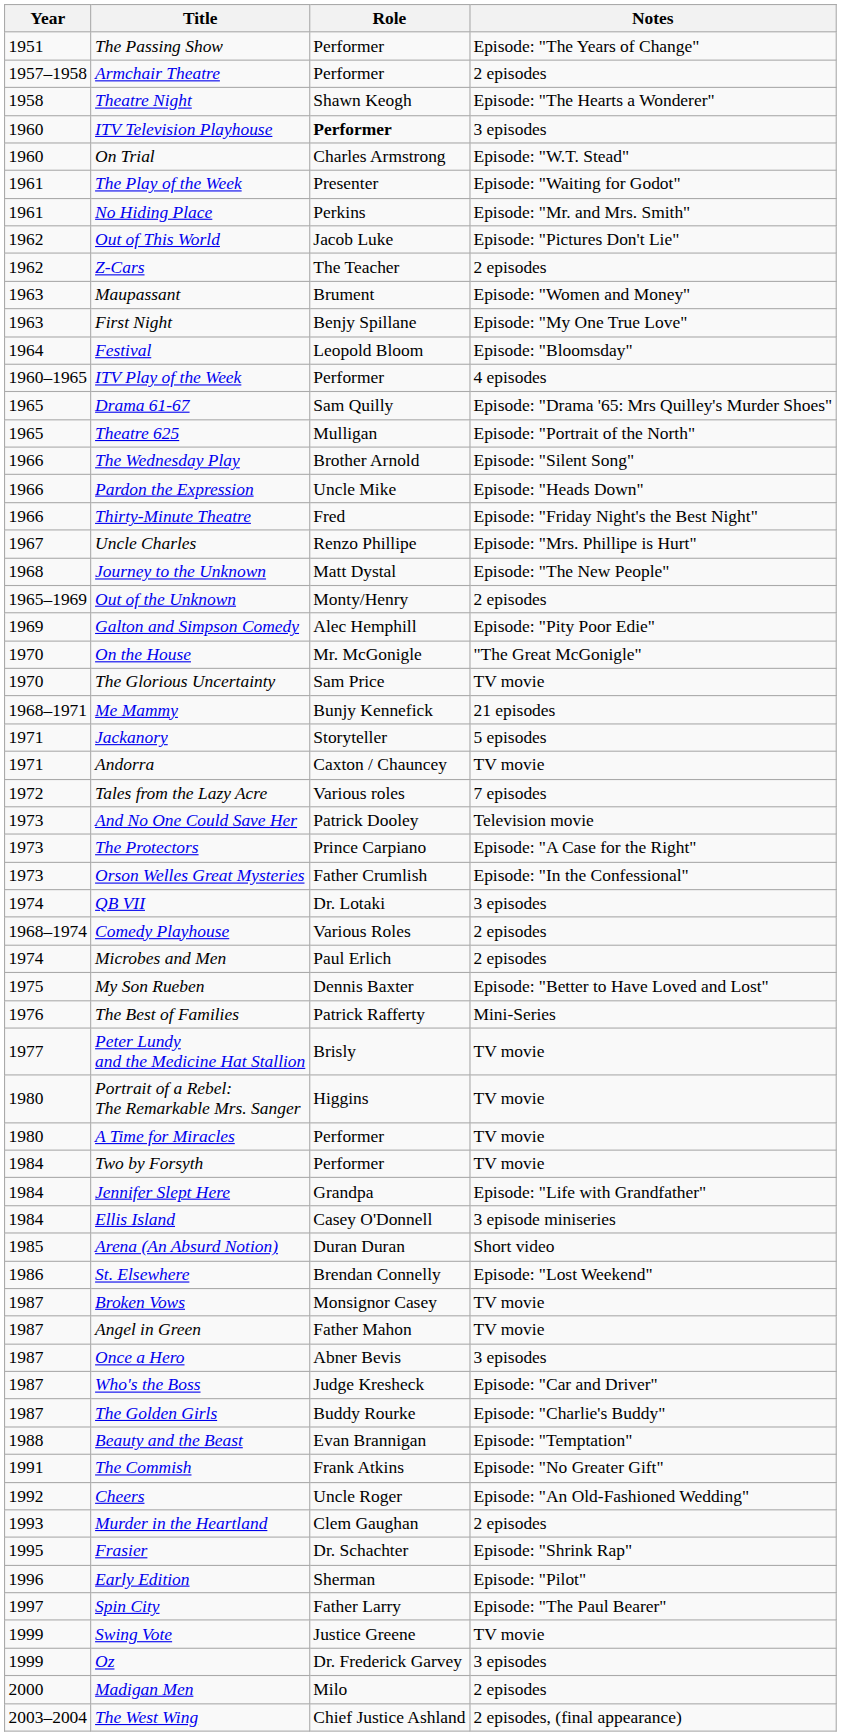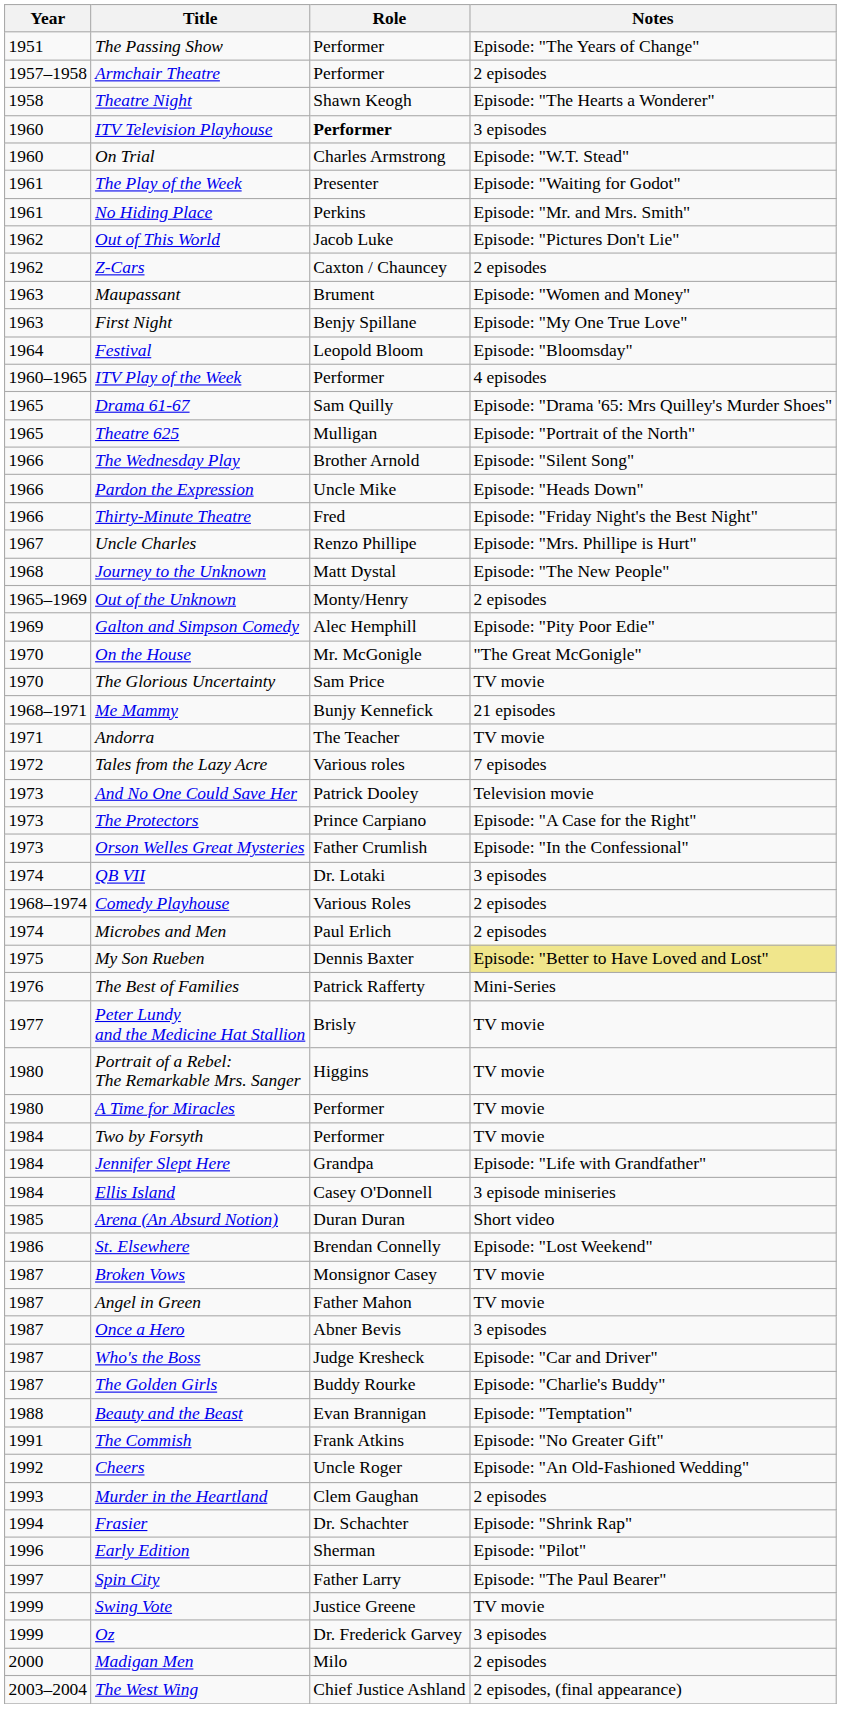(356, 267) The Teacher -> (380, 267) Caxton / Chauncey
- row: (131, 737)
(380, 765) Caxton / Chauncey -> (356, 737) The Teacher
(621, 986) no background -> (621, 958) khaki background
(26, 1551) 1995 -> (26, 1523) 1994
